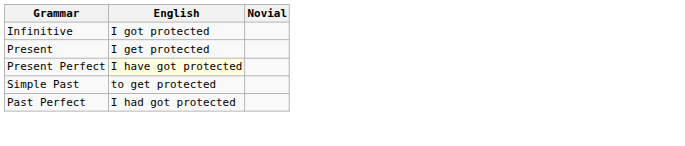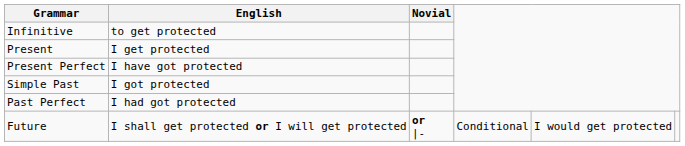(160, 31) I got protected -> (163, 31) to get protected
(177, 67) lightyellow background -> (177, 67) no background
(163, 85) to get protected -> (160, 85) I got protected
+ row: (27, 126)
